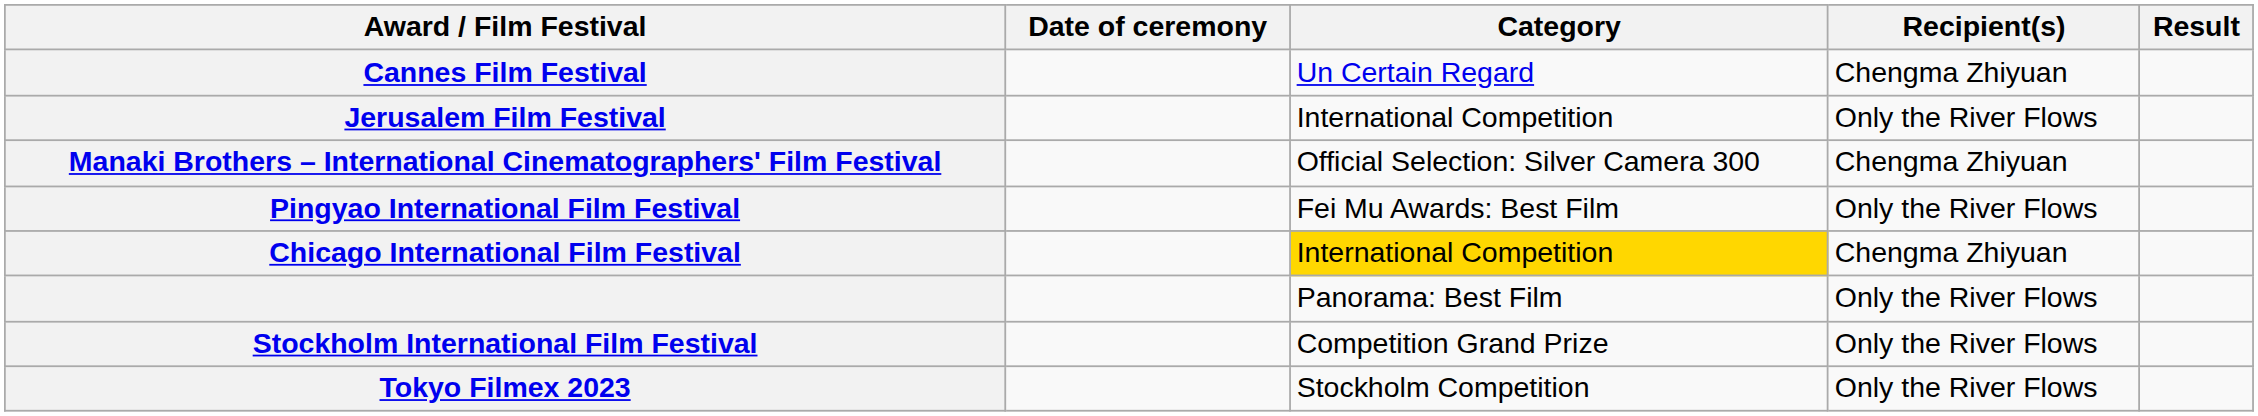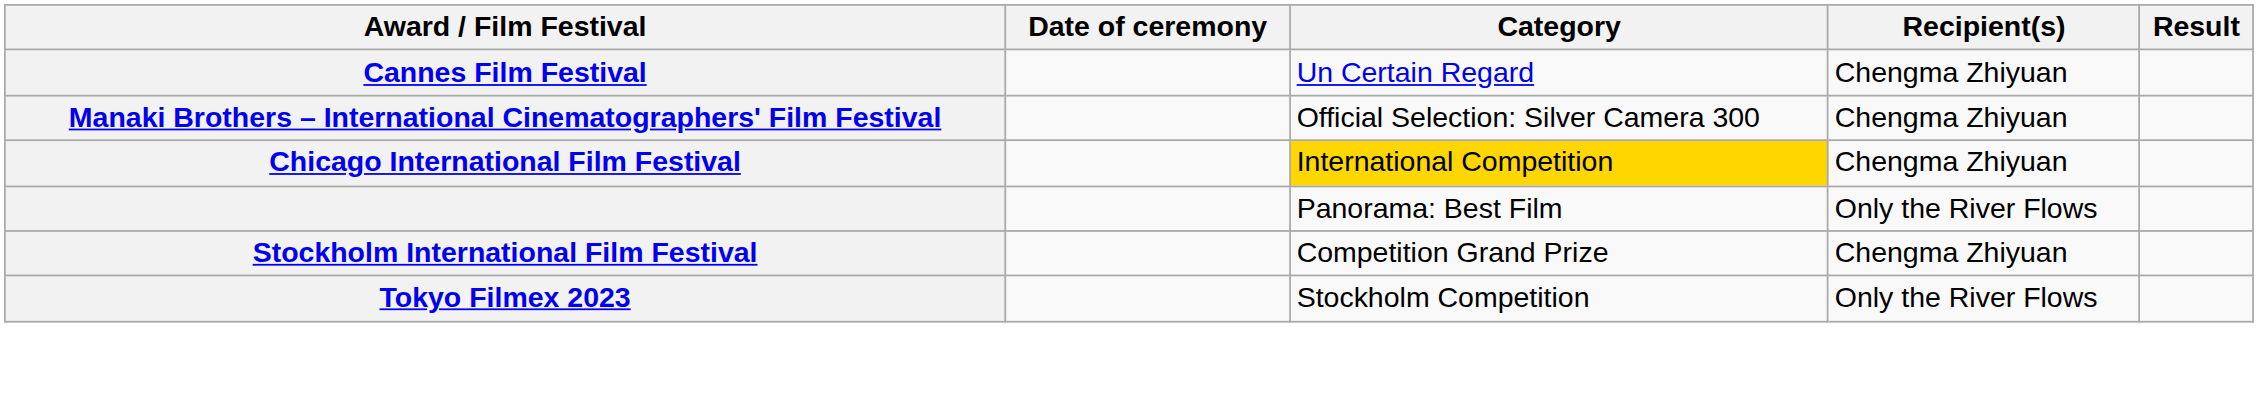- row: (505, 117)
- row: (505, 207)
(1966, 343) Only the River Flows -> (1951, 252) Chengma Zhiyuan
